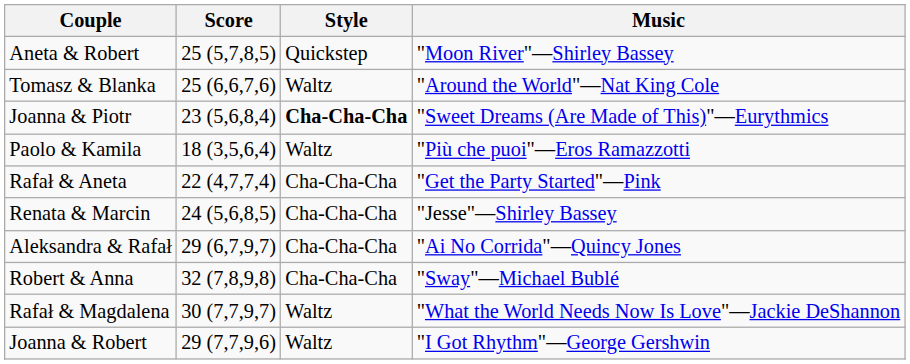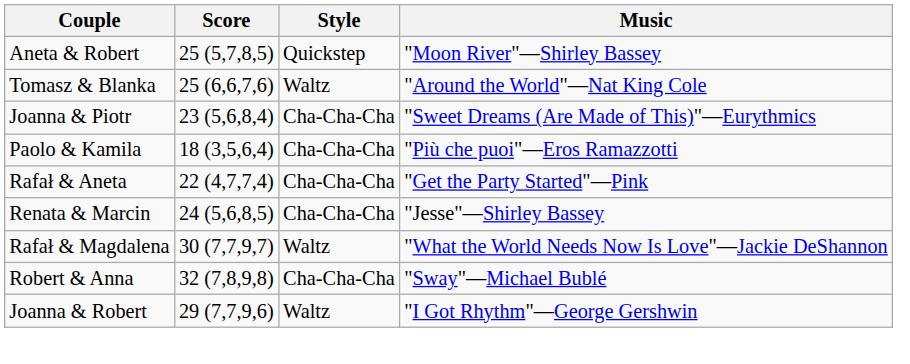(346, 117) bold -> (339, 117) normal
(309, 149) Waltz -> (339, 149) Cha-Cha-Cha
- row: (91, 246)
rows swapped: (89, 310) <-> (71, 278)
